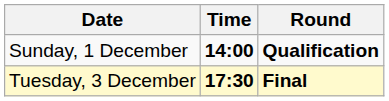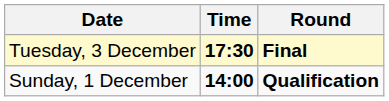rows swapped: (99, 50) <-> (102, 80)
